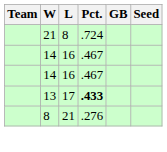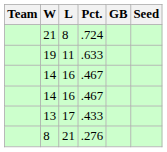+ row: (50, 55)
(92, 95) bold -> (92, 116) normal
